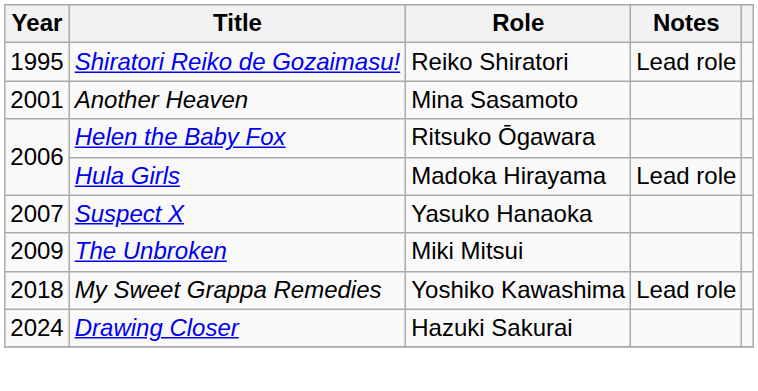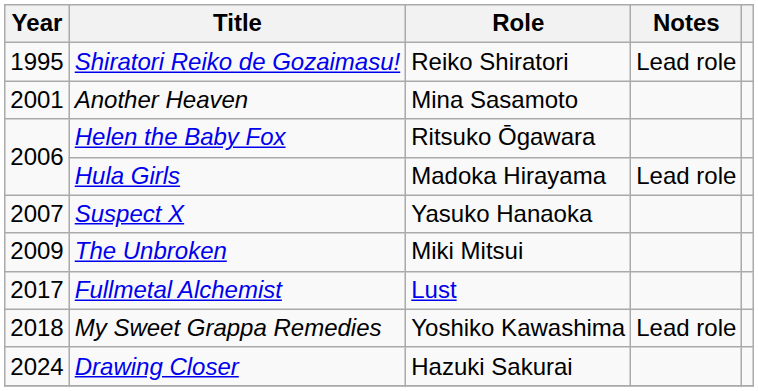+ row: (178, 289)
